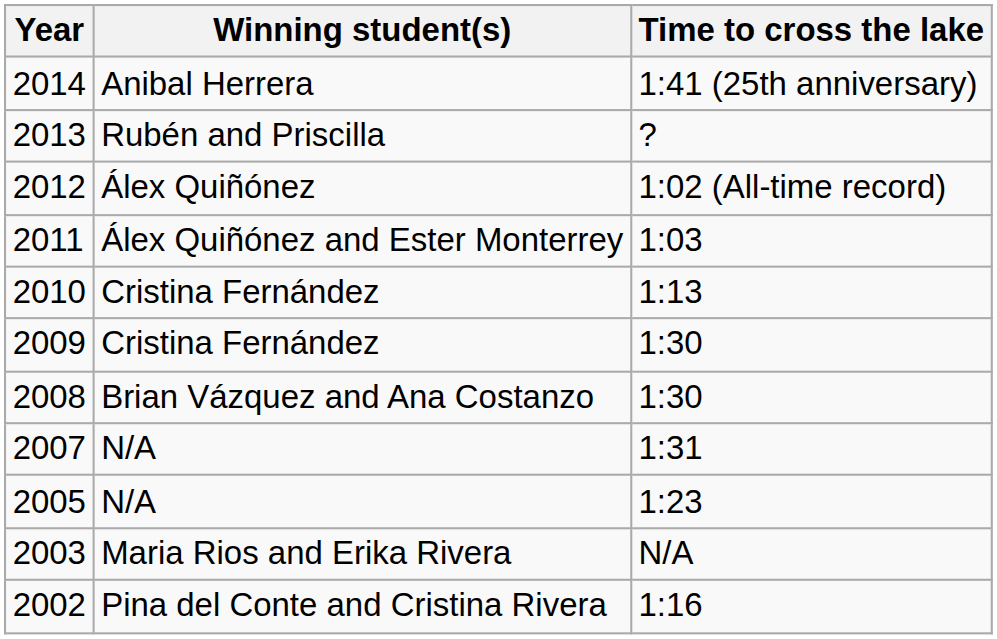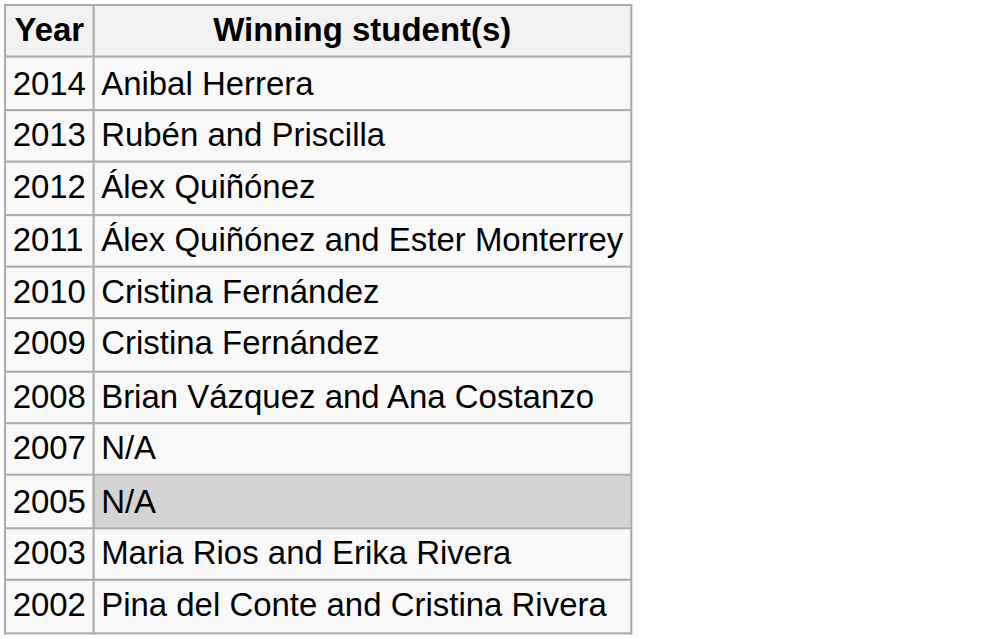- column: (811, 30)
(129, 501) no background -> (129, 501) lightgrey background
